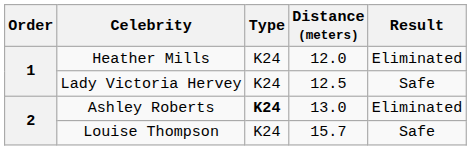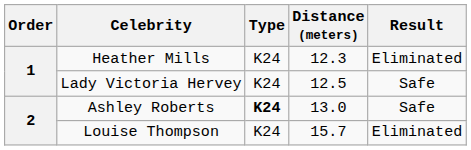(328, 59) 12.0 -> (328, 59) 12.3
(417, 108) Eliminated -> (417, 108) Safe
(417, 133) Safe -> (417, 133) Eliminated
